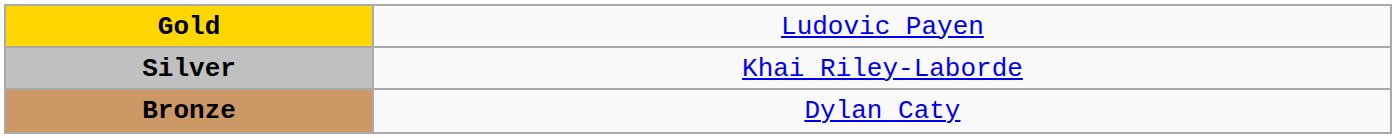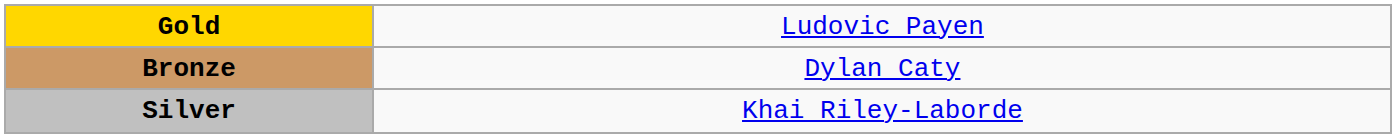rows swapped: (189, 69) <-> (189, 111)
